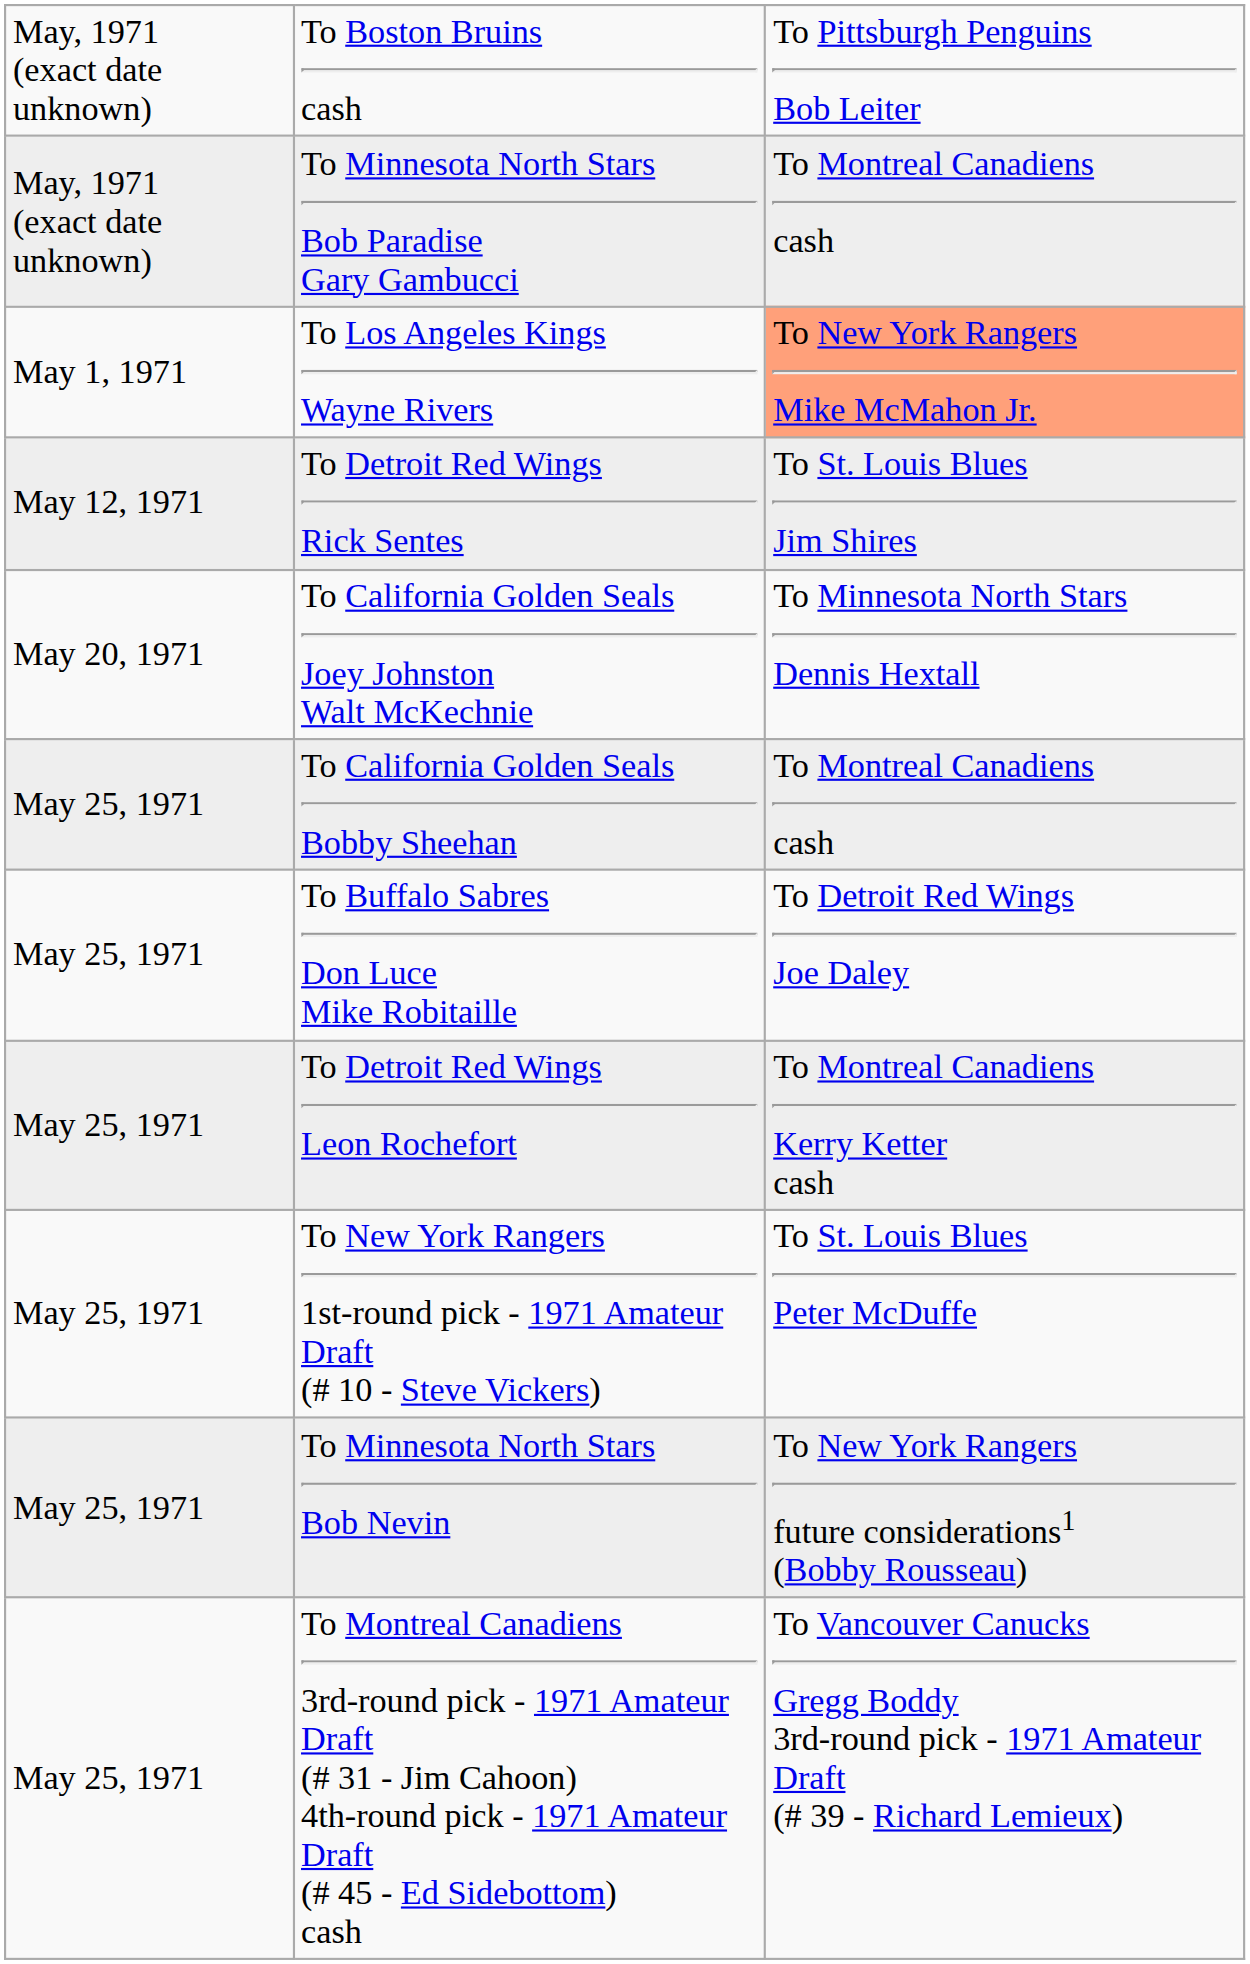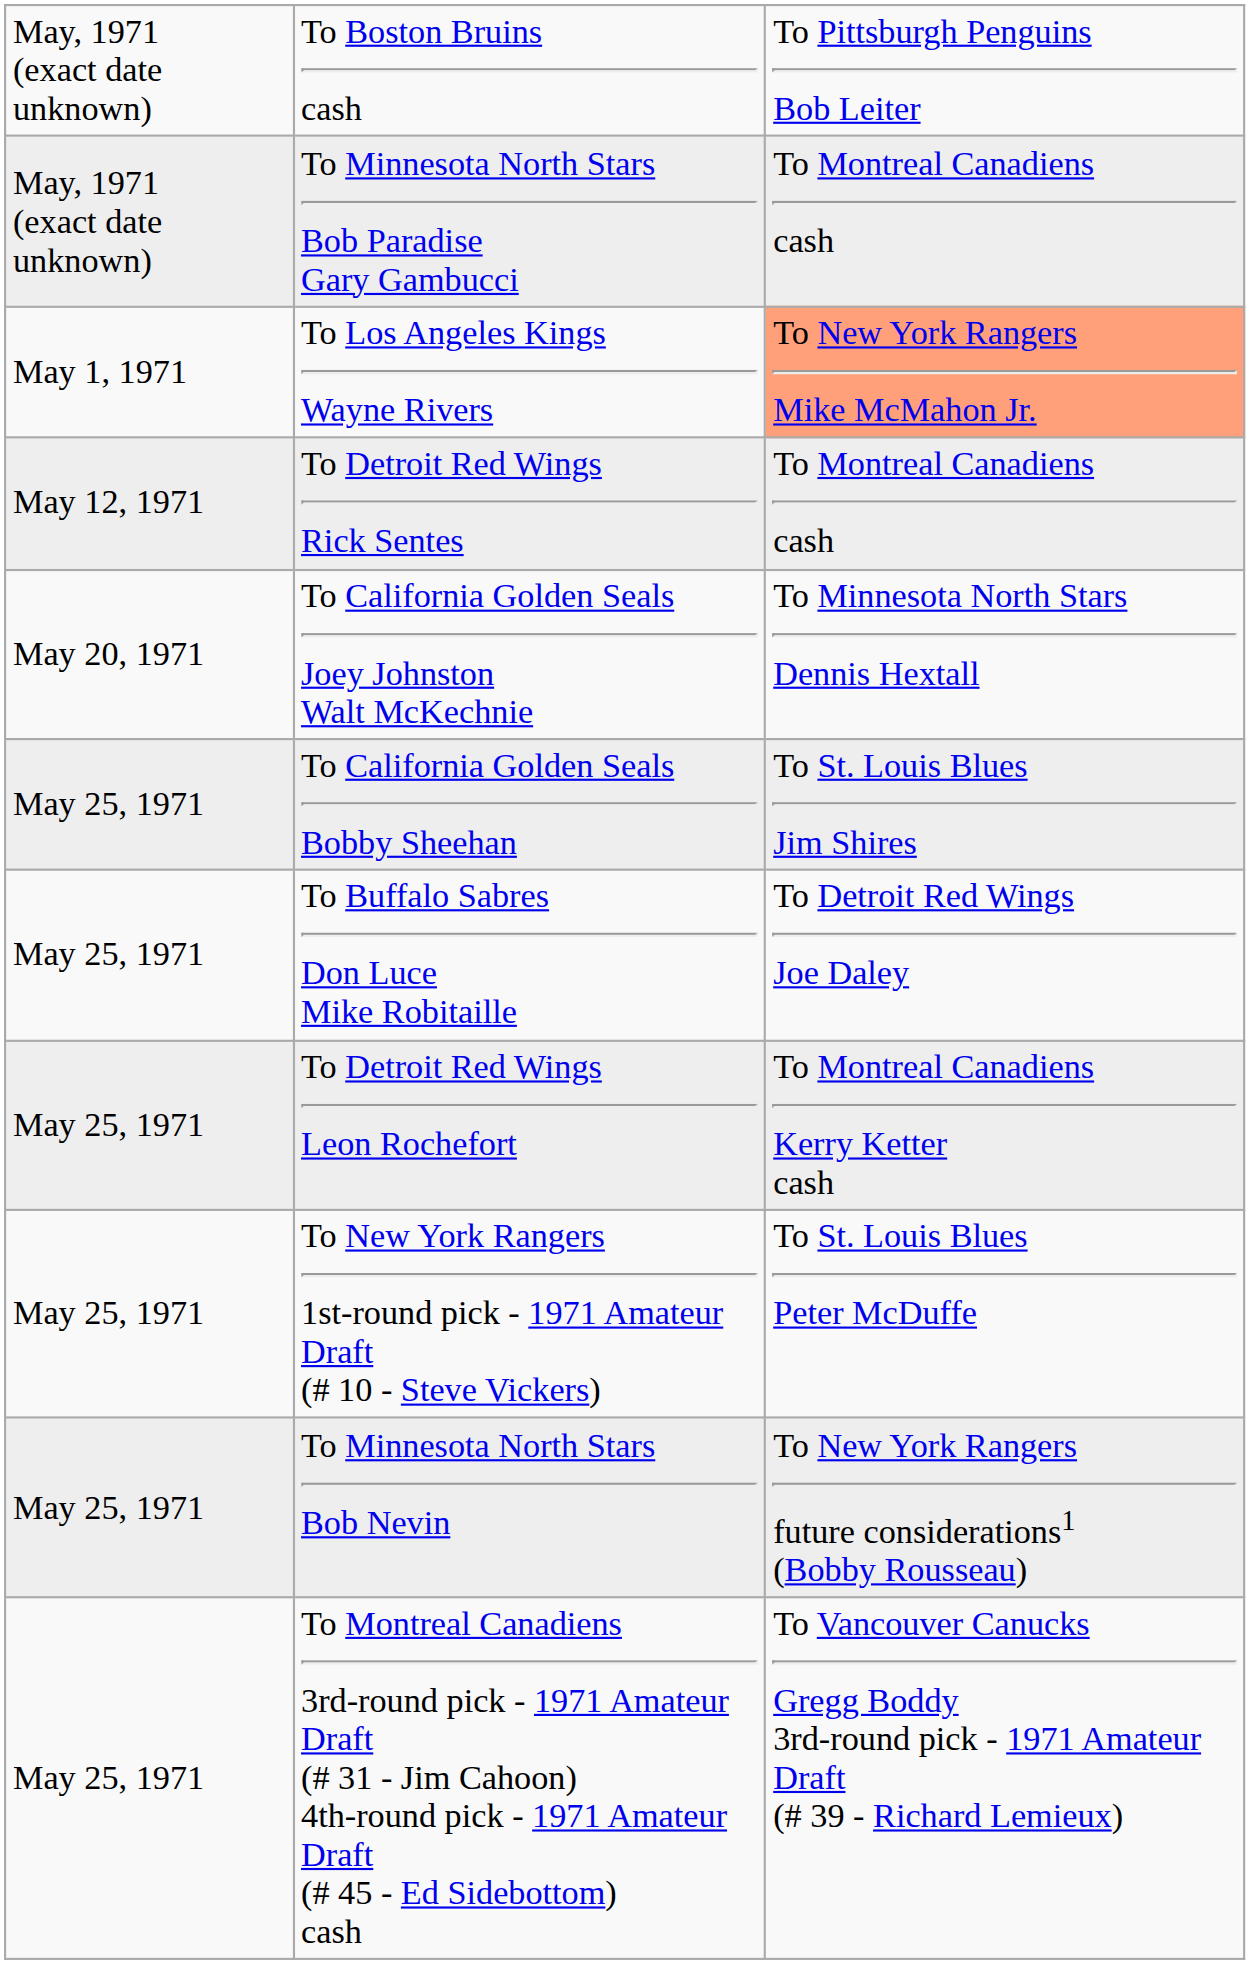(1005, 502) To St. Louis Blues Jim Shires -> (1005, 502) To Montreal Canadiens cash
(1005, 803) To Montreal Canadiens cash -> (1005, 803) To St. Louis Blues Jim Shires
